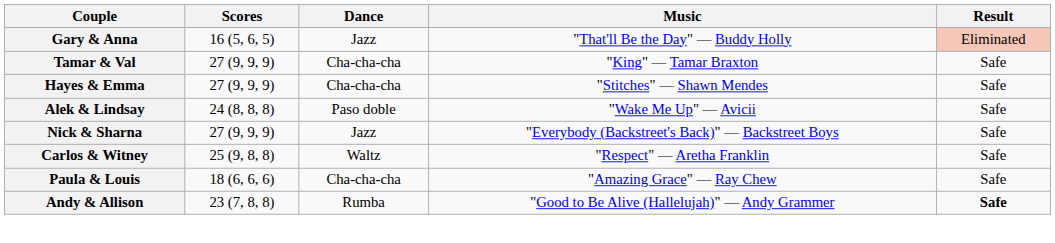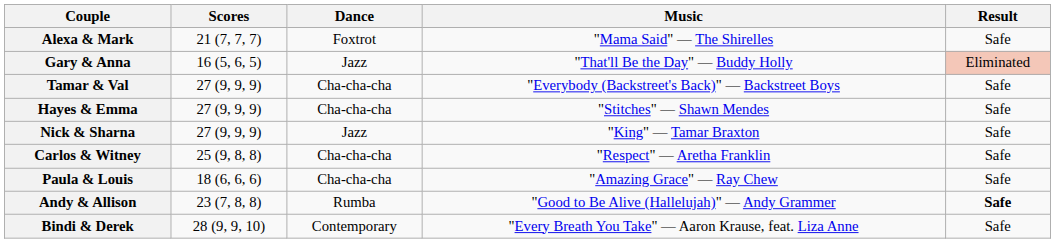+ row: (88, 39)
(682, 62) "King" — Tamar Braxton -> (684, 86) "Everybody (Backstreet's Back)" — Backstreet Boys
- row: (95, 109)
(682, 132) "Everybody (Backstreet's Back)" — Backstreet Boys -> (684, 132) "King" — Tamar Braxton
(364, 156) Waltz -> (354, 156) Cha-cha-cha
+ row: (88, 226)
